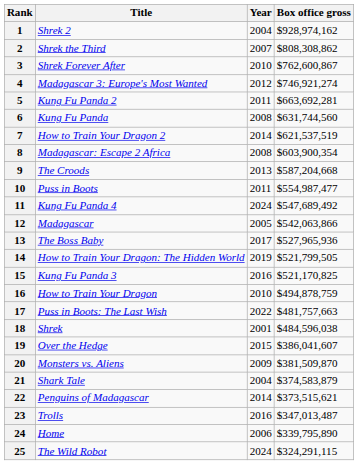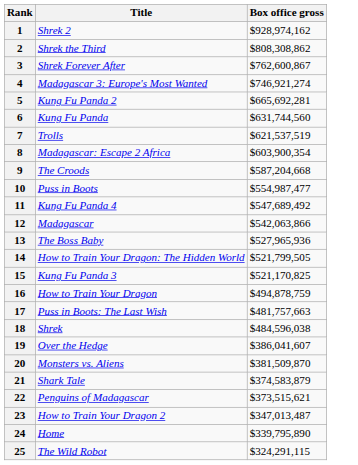- column: (261, 13)
(307, 100) $663,692,281 -> (280, 100) $665,692,281
(102, 135) How to Train Your Dragon 2 -> (50, 135) Trolls
(50, 415) Trolls -> (102, 415) How to Train Your Dragon 2
